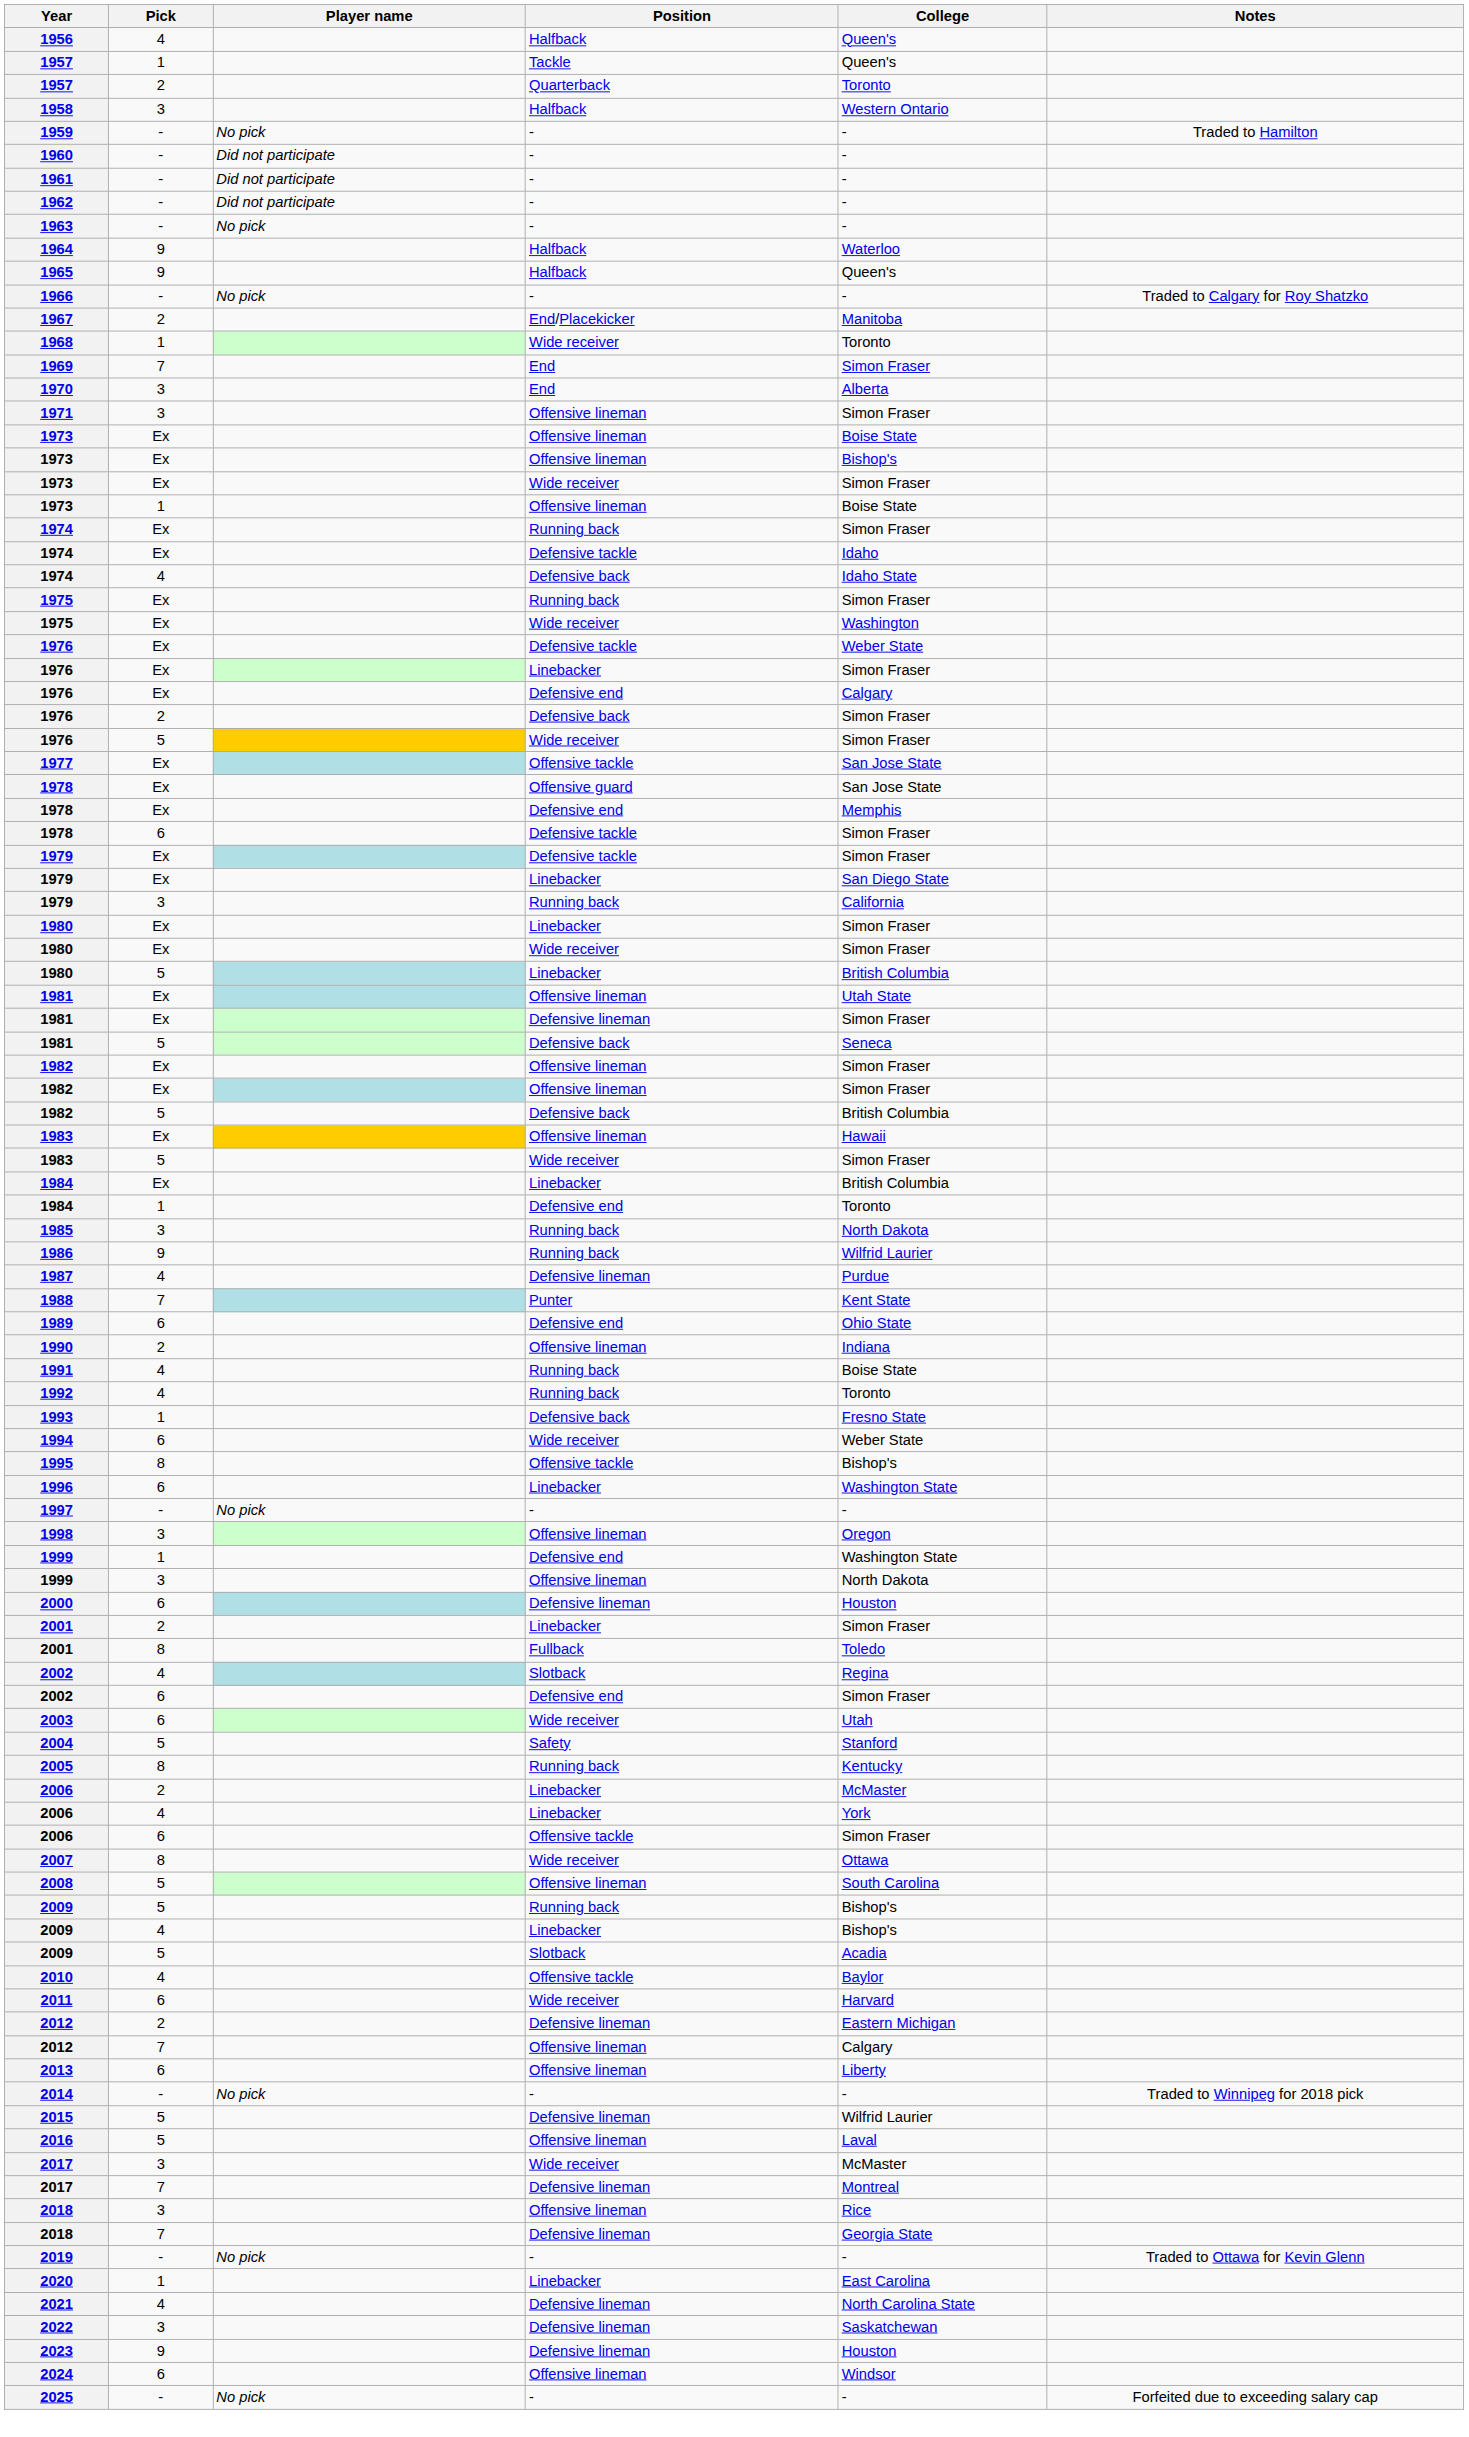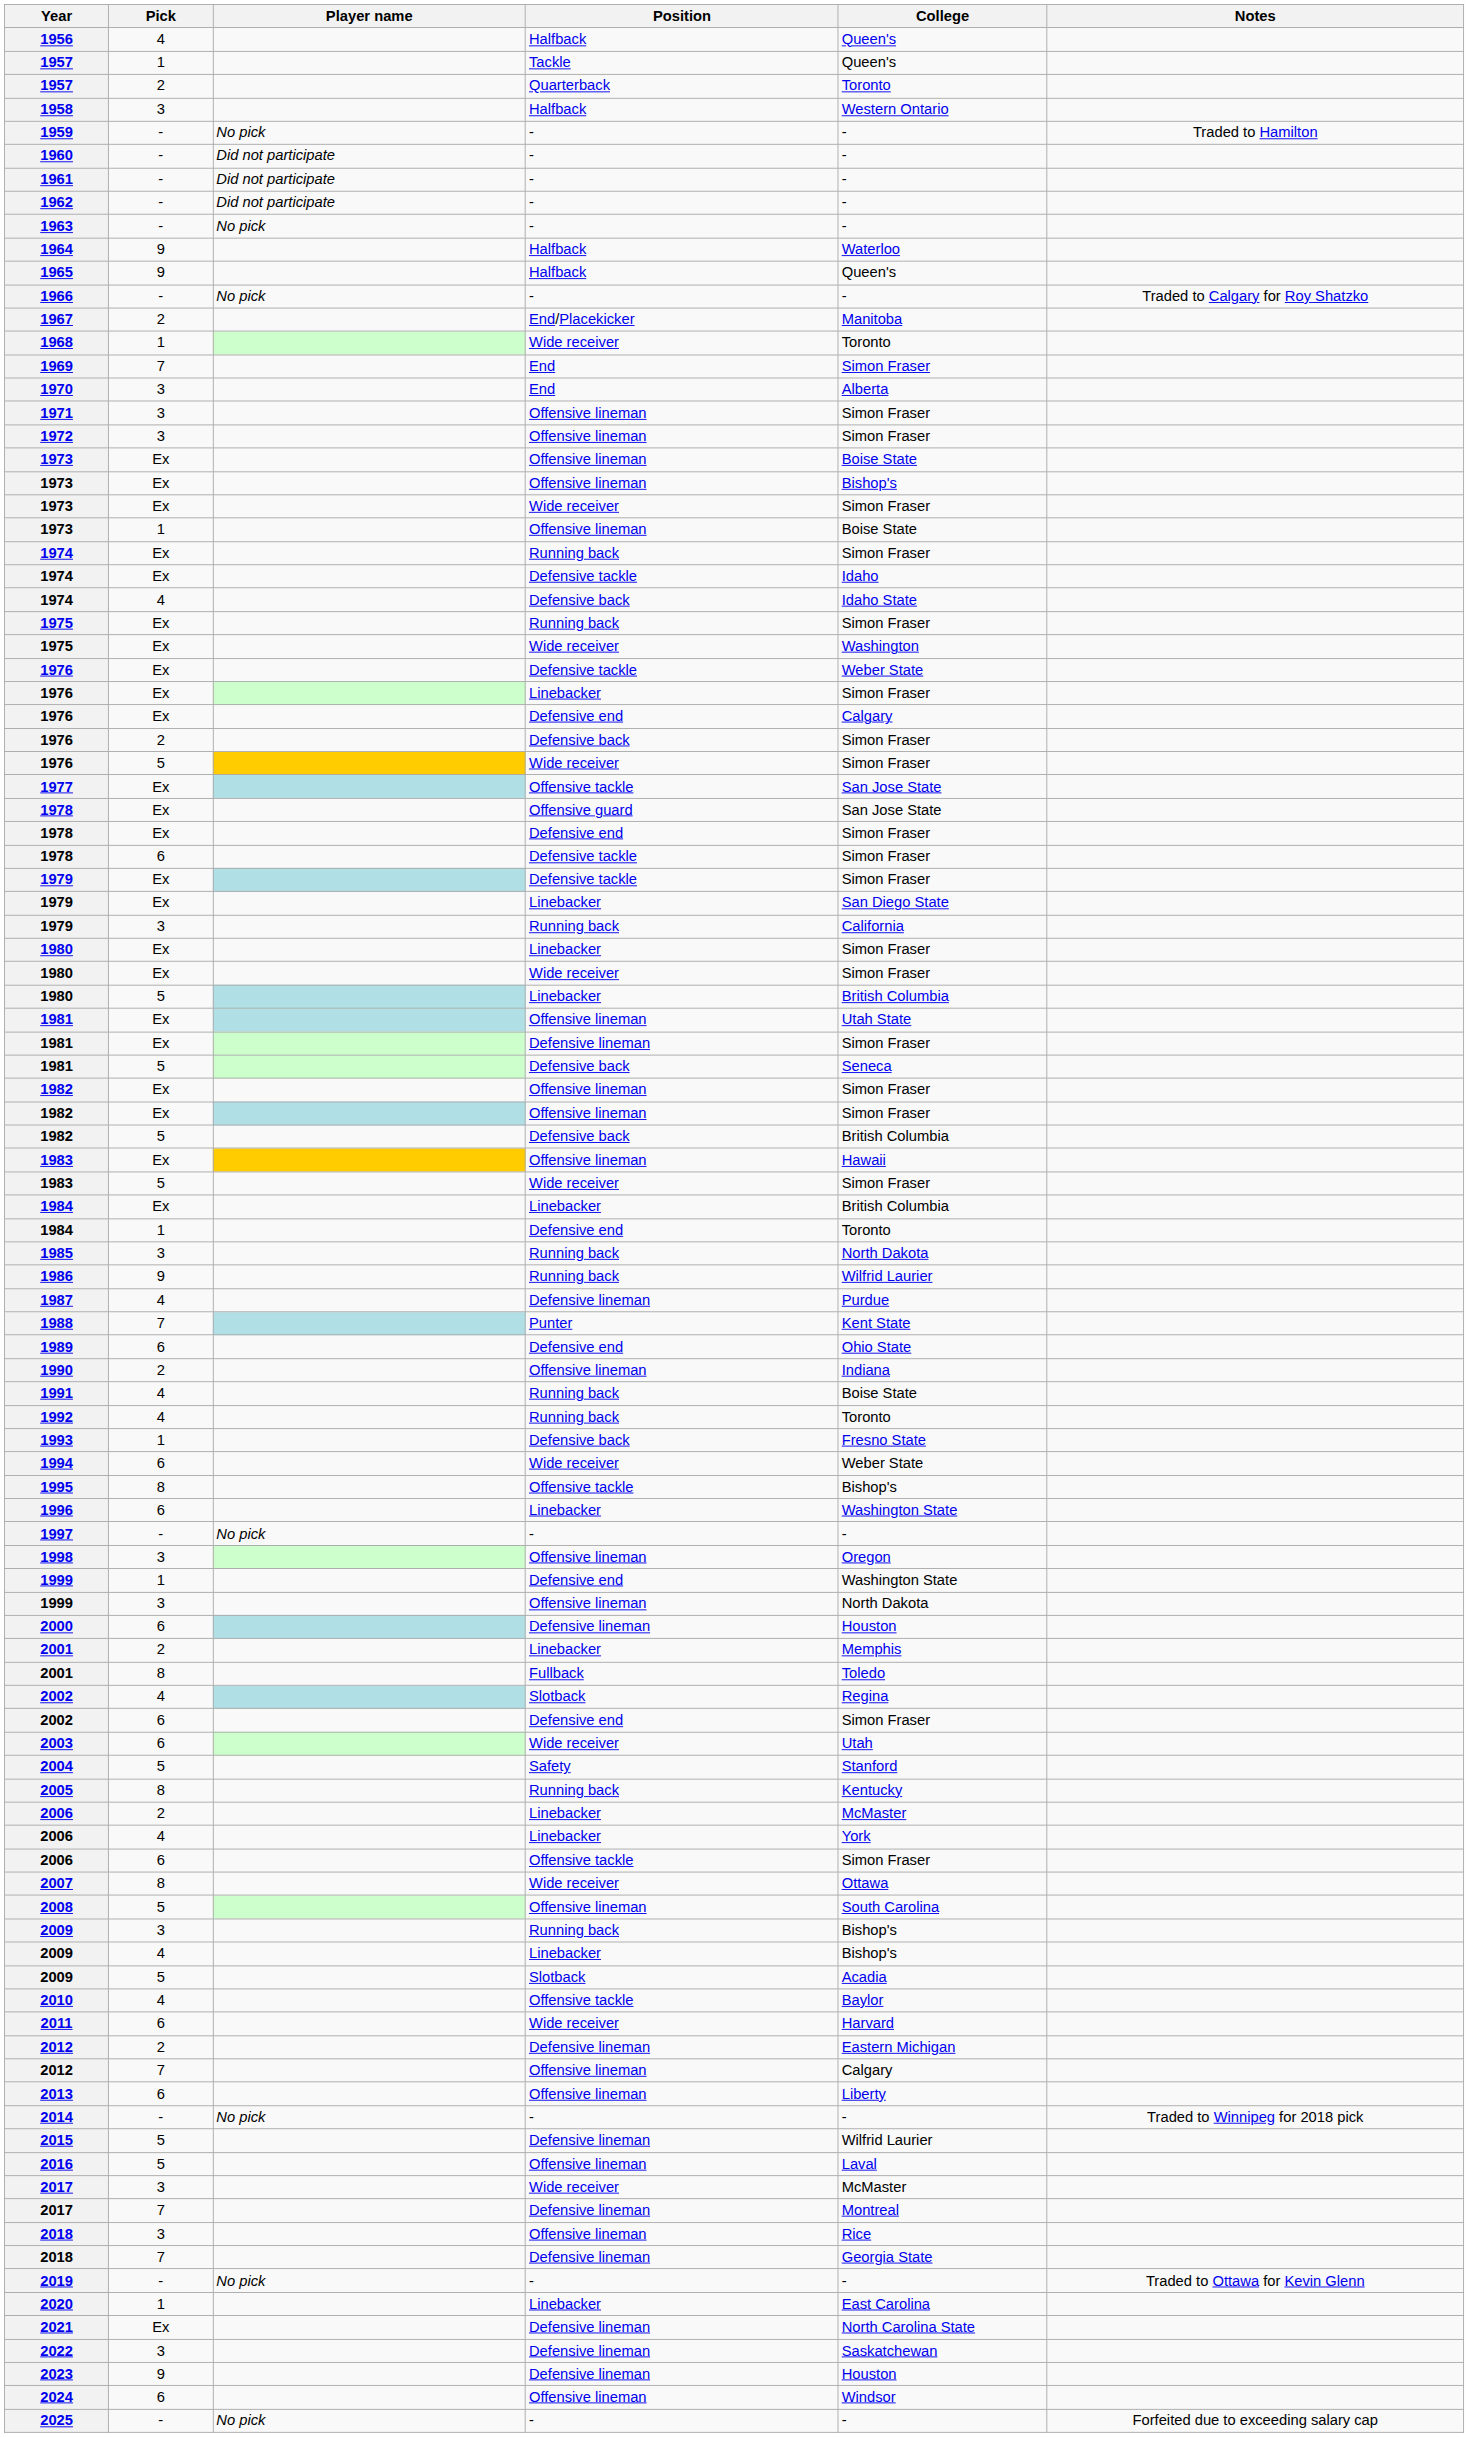+ row: (57, 436)
(872, 809) Memphis -> (886, 833) Simon Fraser
(886, 1626) Simon Fraser -> (872, 1650) Memphis
(161, 1907) 5 -> (161, 1930) 3
(161, 2303) 4 -> (161, 2327) Ex
